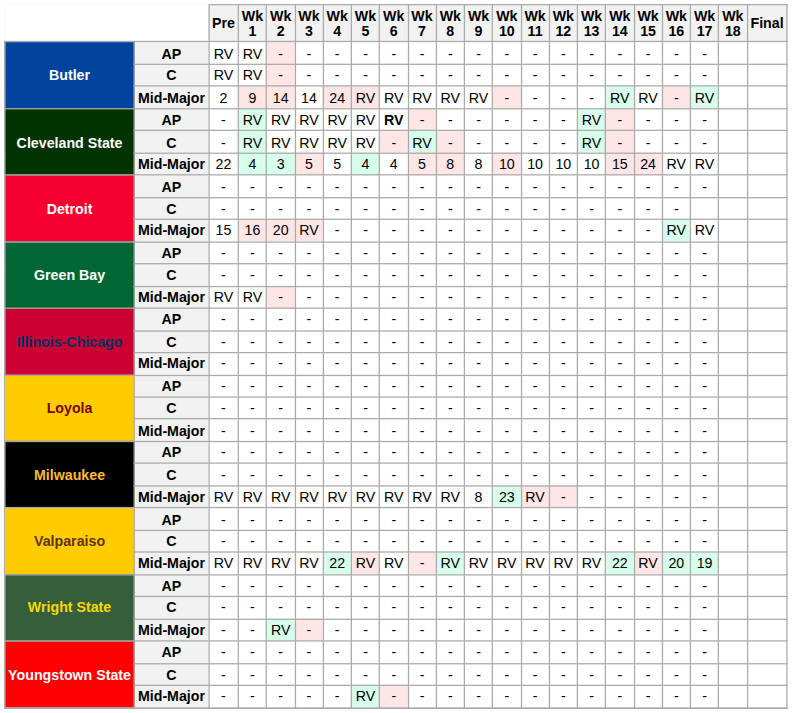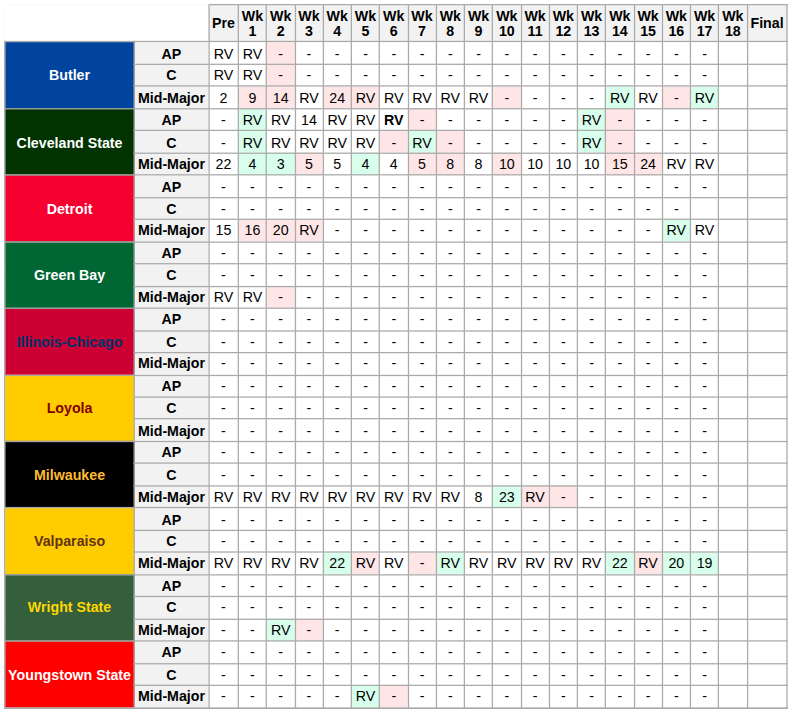(309, 98) 14 -> (309, 98) RV
(309, 120) RV -> (309, 120) 14
